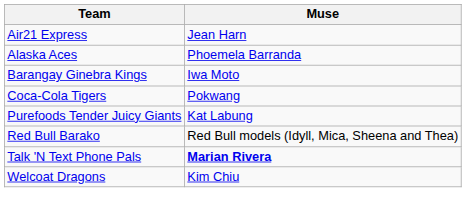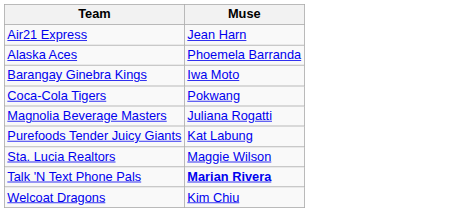+ row: (87, 116)
- row: (54, 136)
+ row: (61, 156)
